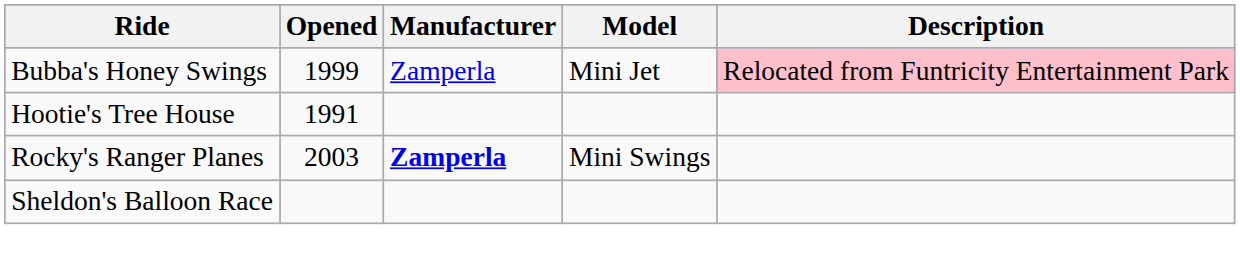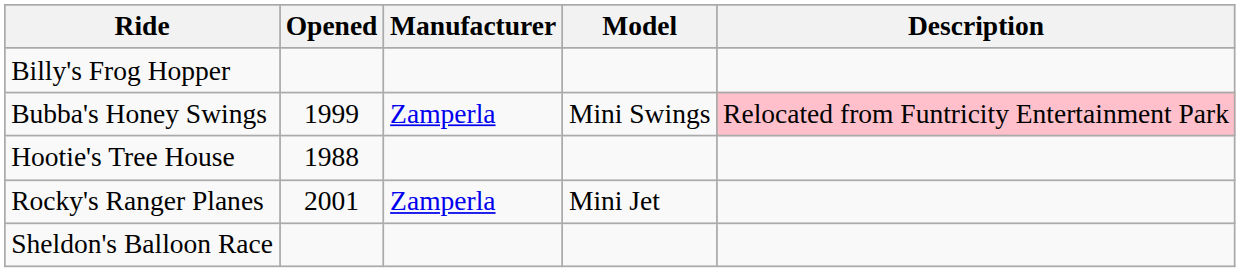+ row: (121, 69)
(614, 69) Mini Jet -> (640, 113) Mini Swings
(332, 113) 1991 -> (332, 157) 1988
(332, 157) 2003 -> (332, 200) 2001
(448, 157) bold -> (443, 200) normal
(640, 157) Mini Swings -> (614, 200) Mini Jet
